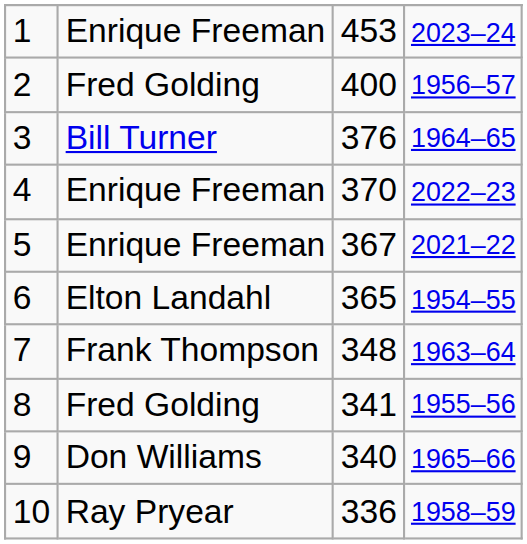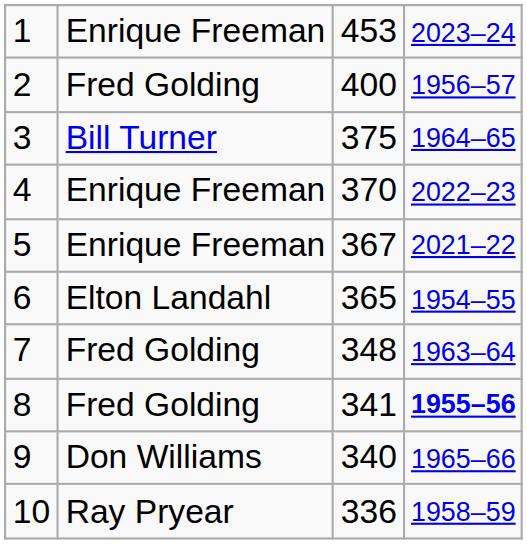(369, 137) 376 -> (369, 137) 375
(192, 350) Frank Thompson -> (163, 350) Fred Golding
(463, 405) normal -> (463, 405) bold
